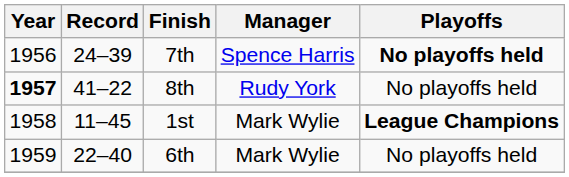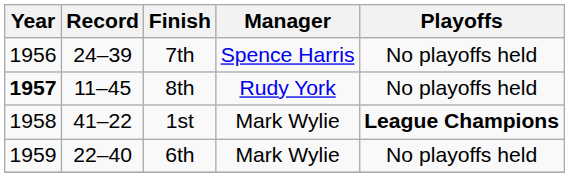(462, 54) bold -> (462, 54) normal
(103, 88) 41–22 -> (103, 88) 11–45
(103, 121) 11–45 -> (103, 121) 41–22
